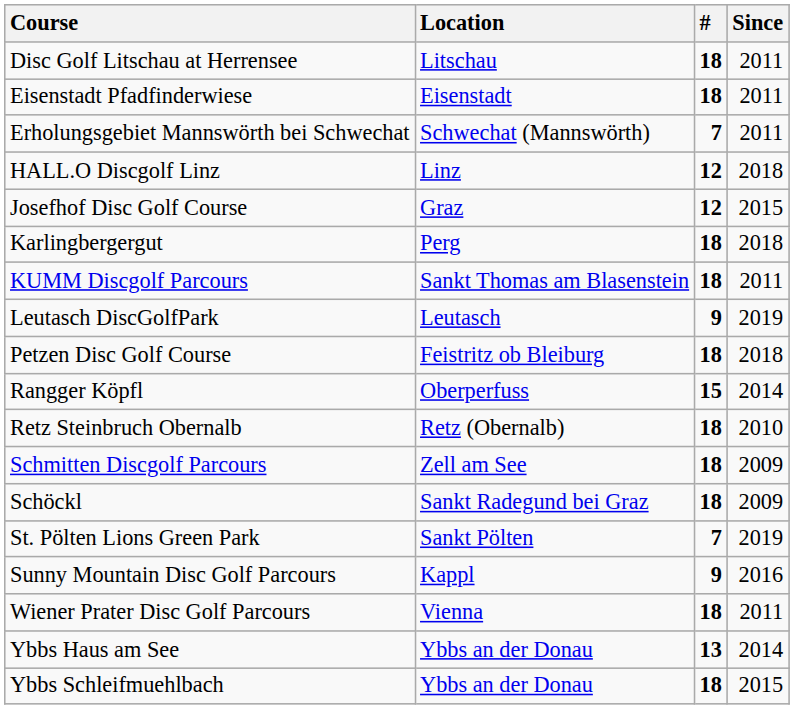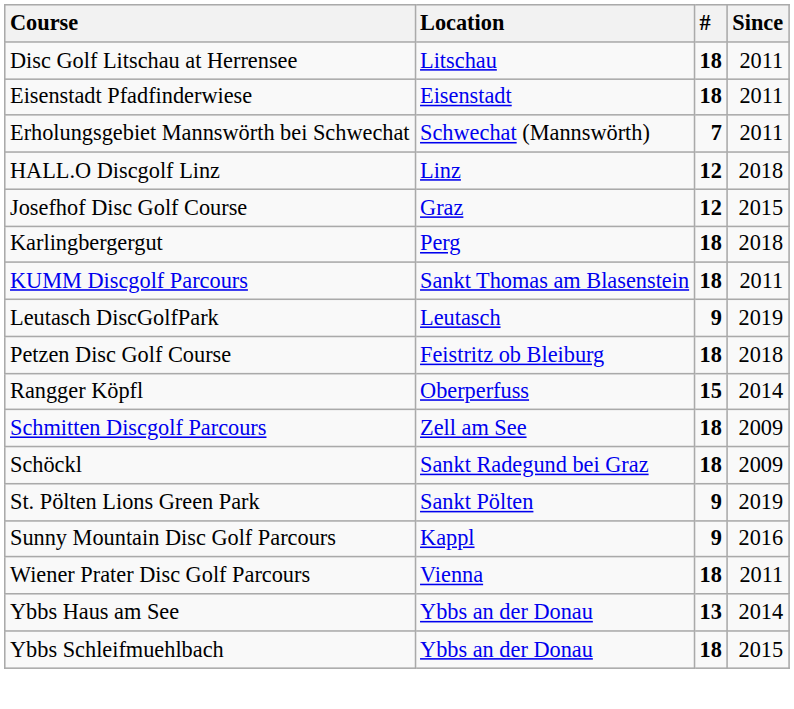- row: (126, 428)
(716, 538) 7 -> (716, 501) 9
